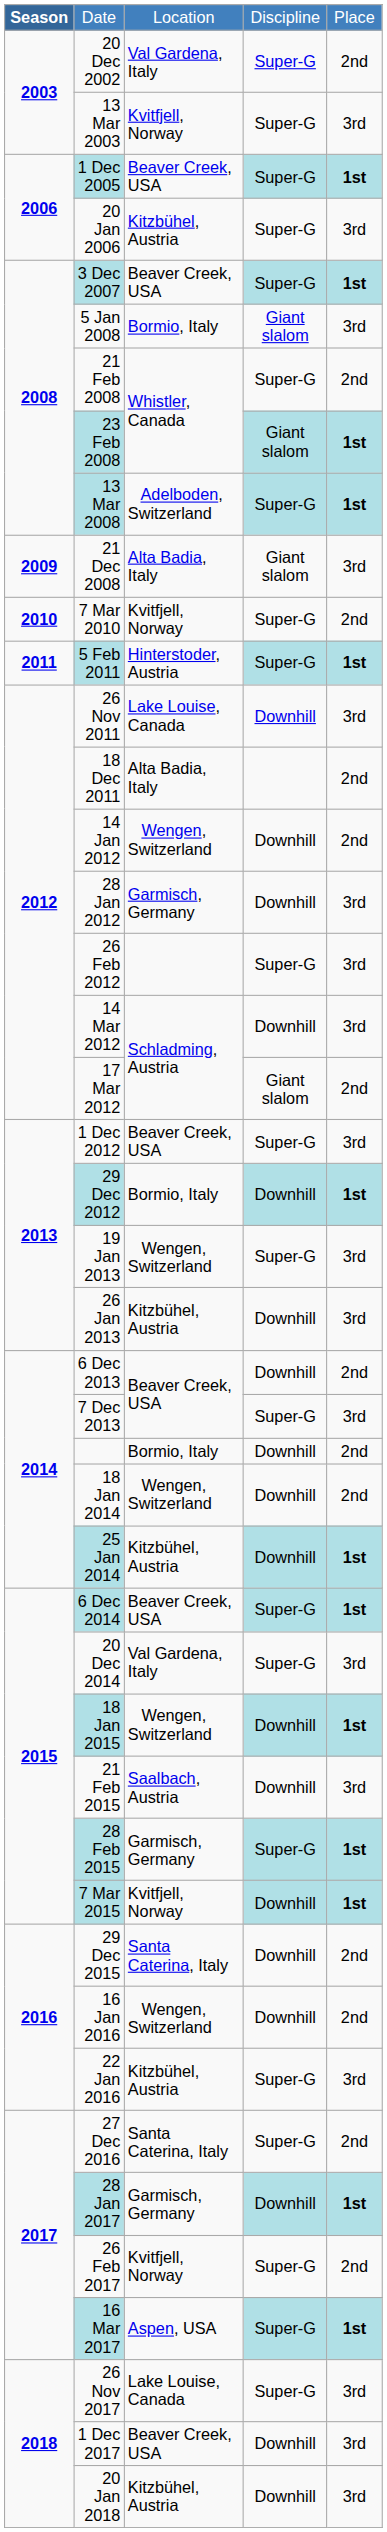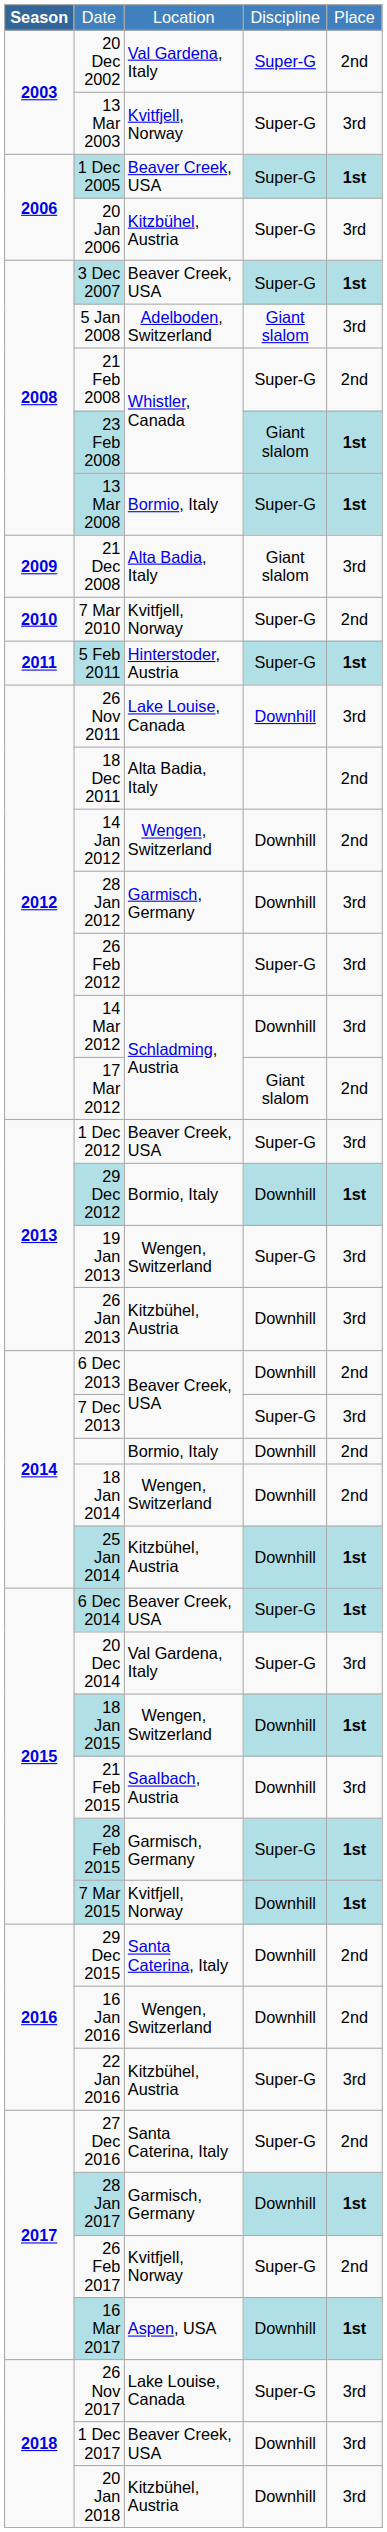(173, 327) Bormio, Italy -> (175, 327) Adelboden, Switzerland
(175, 504) Adelboden, Switzerland -> (173, 504) Bormio, Italy
(285, 2328) Super-G -> (285, 2328) Downhill
